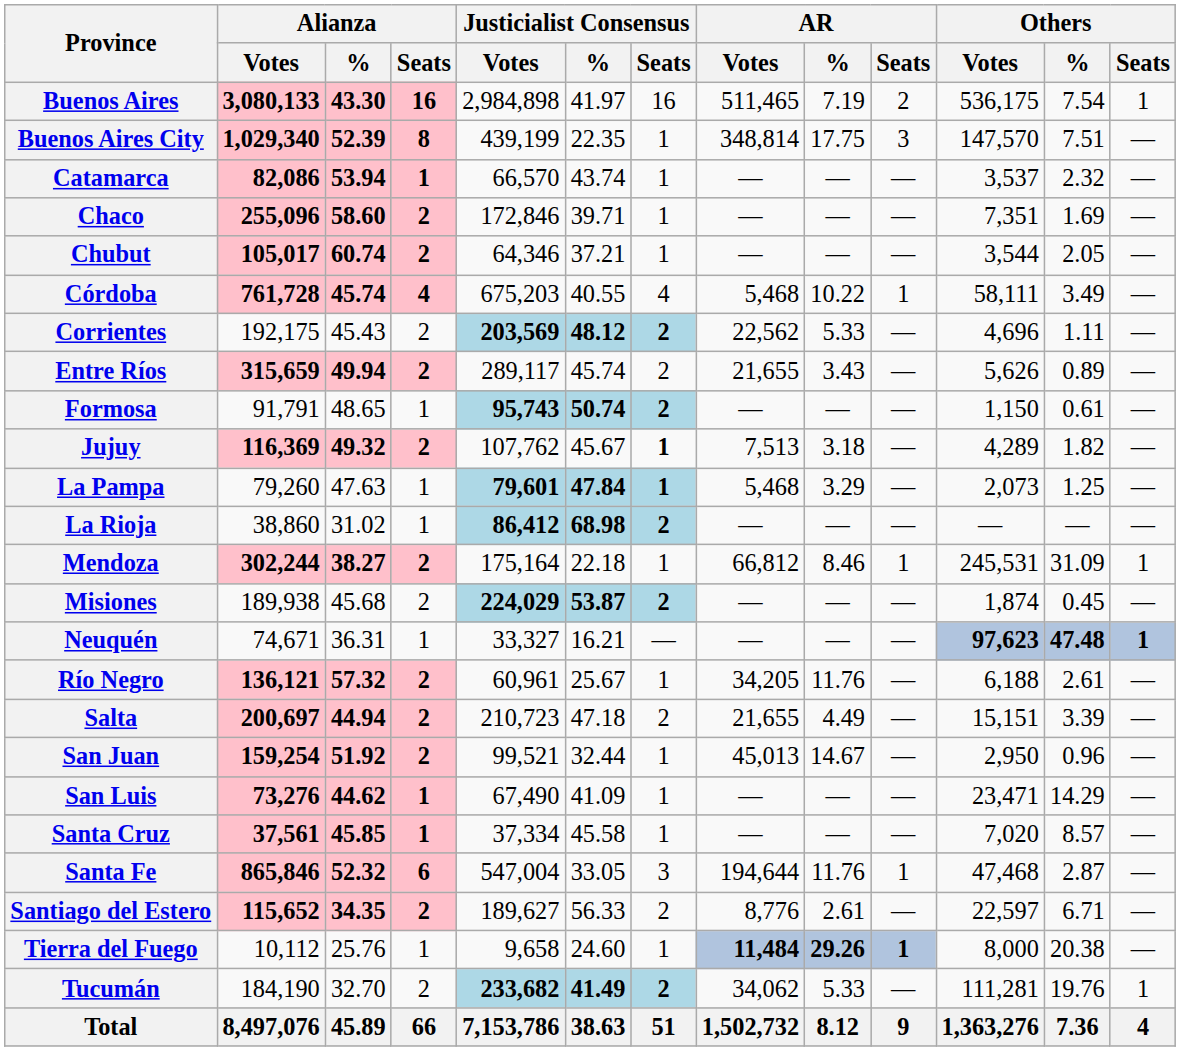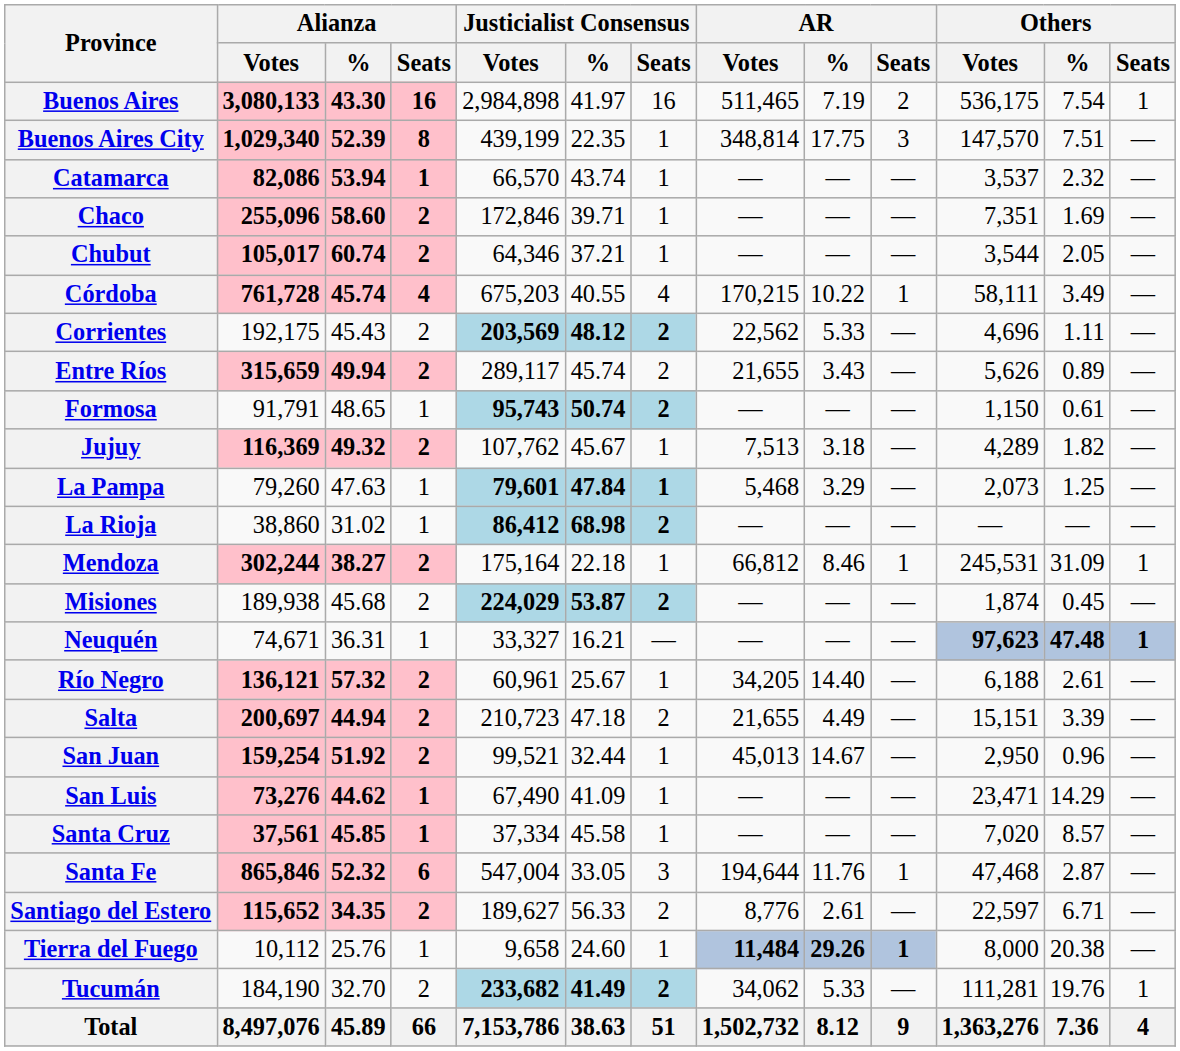(772, 293) 5,468 -> (760, 293) 170,215
(664, 448) bold -> (664, 448) normal
(838, 679) 11.76 -> (838, 679) 14.40
